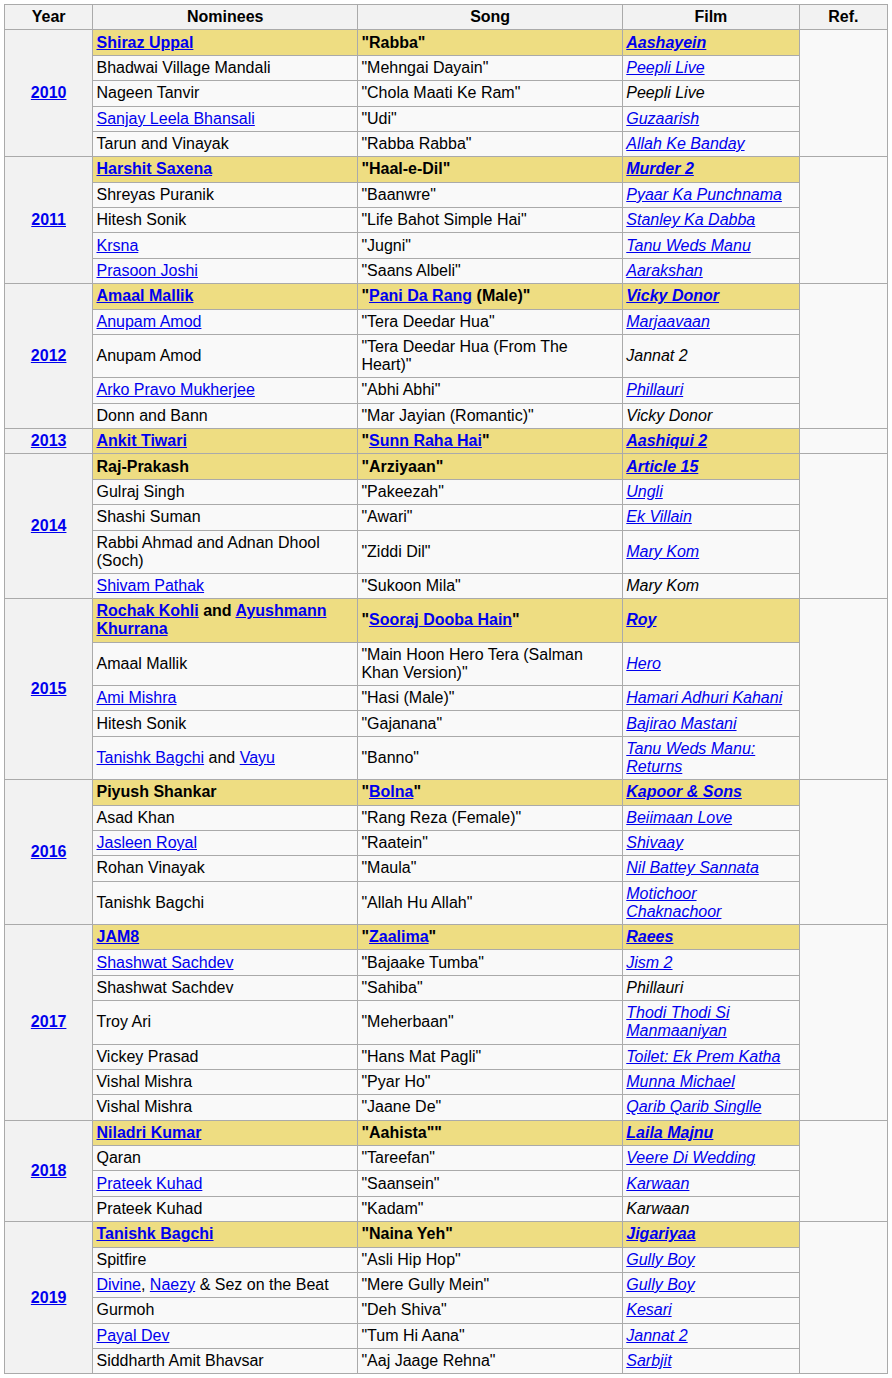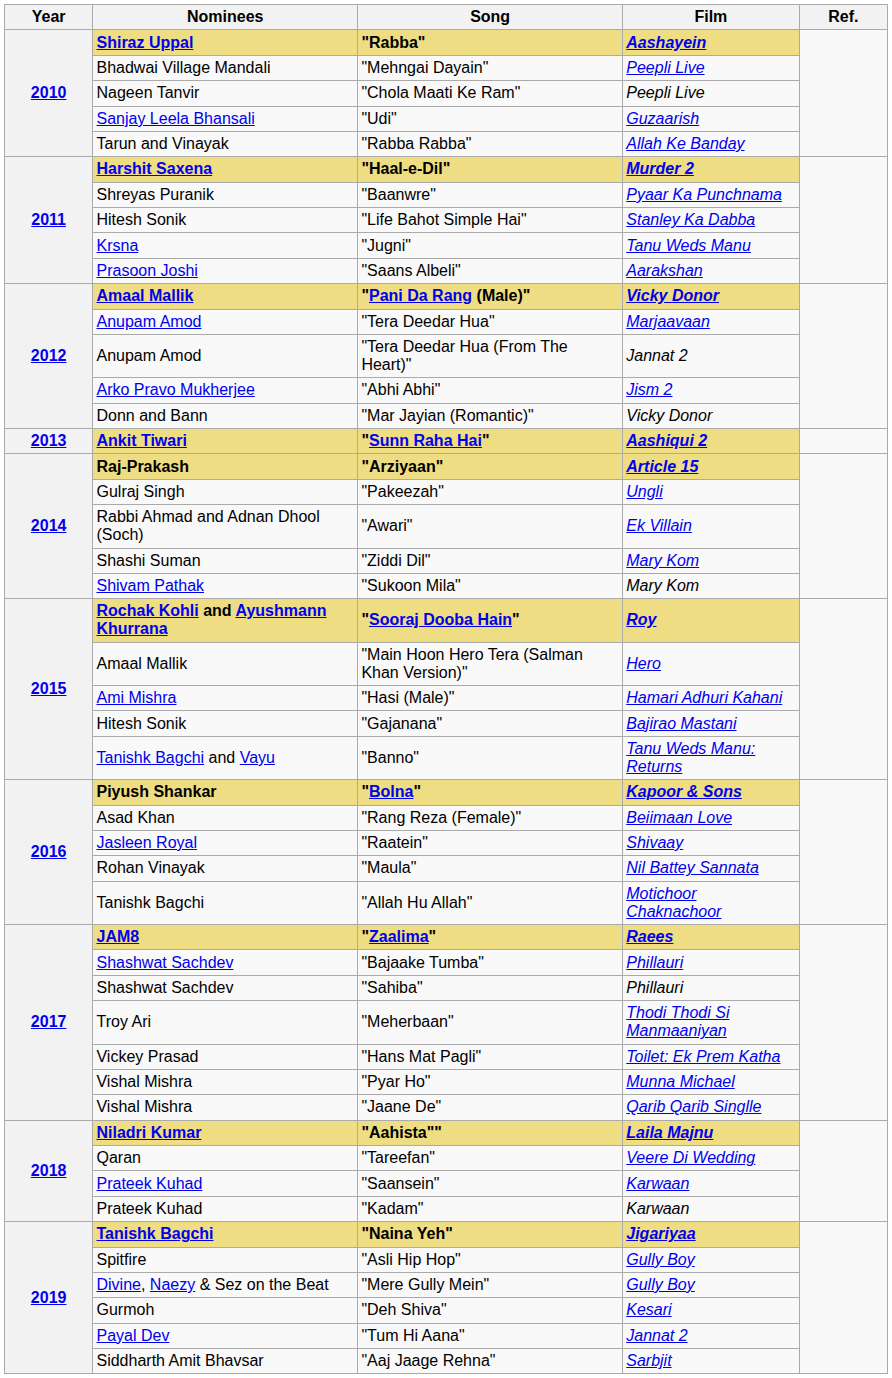(655, 390) Phillauri -> (649, 390) Jism 2
(149, 517) Shashi Suman -> (208, 526) Rabbi Ahmad and Adnan Dhool (Soch)
(208, 551) Rabbi Ahmad and Adnan Dhool (Soch) -> (149, 560) Shashi Suman
(649, 962) Jism 2 -> (655, 962) Phillauri
